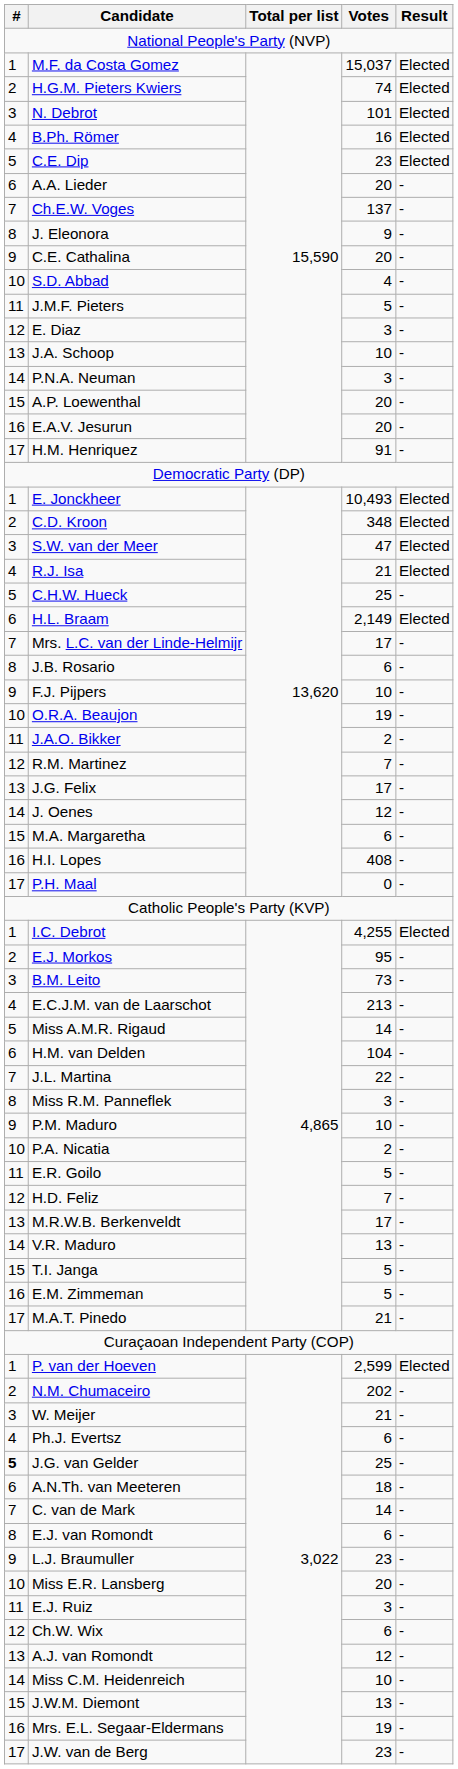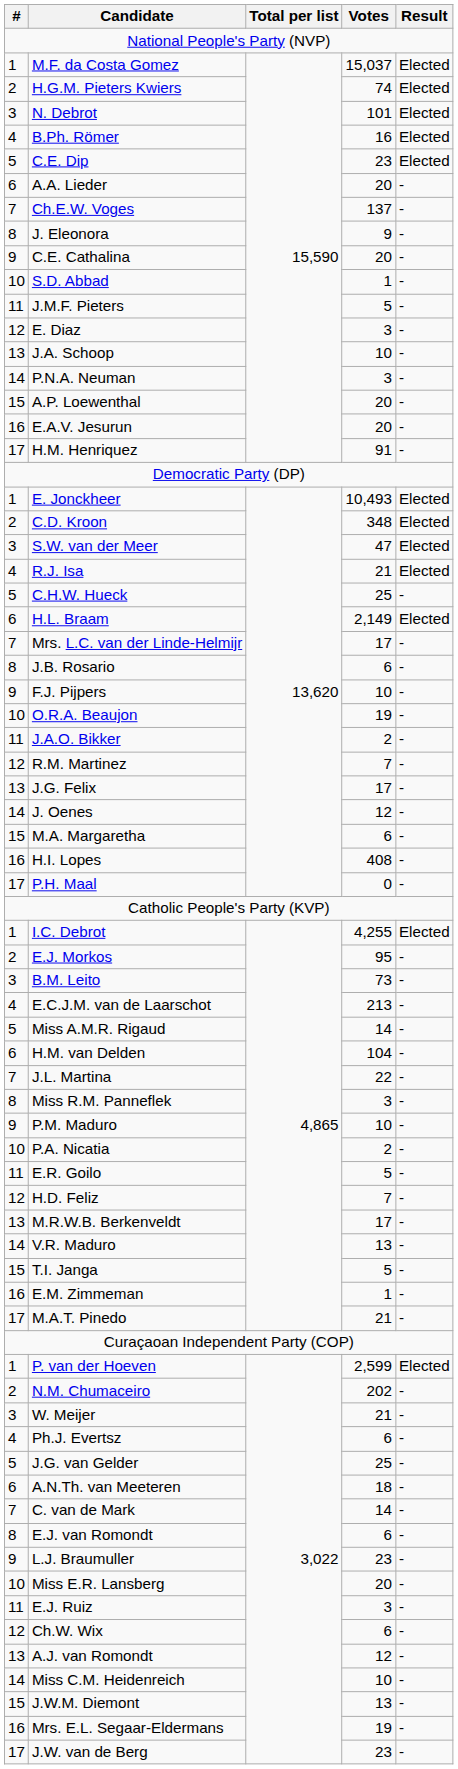(388, 281) 4 -> (388, 281) 1
(388, 1294) 5 -> (388, 1294) 1
(12, 1462) bold -> (12, 1462) normal
